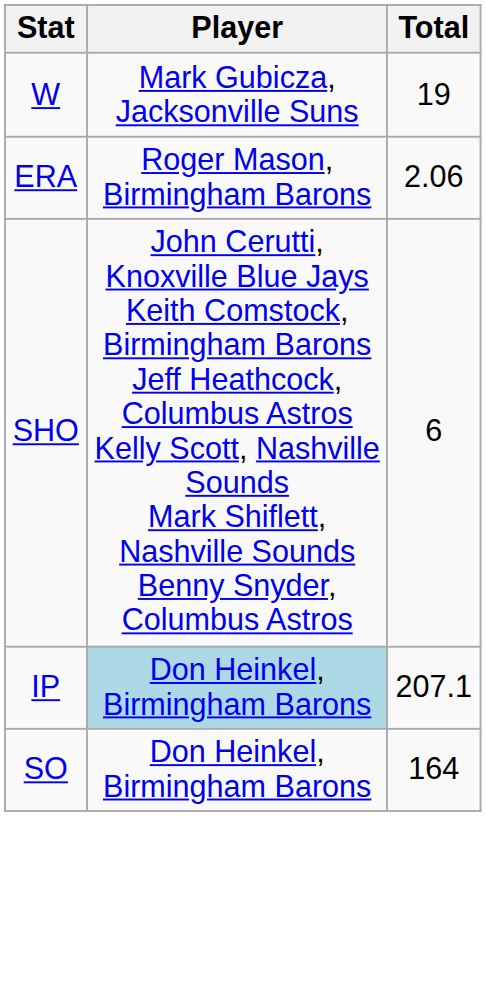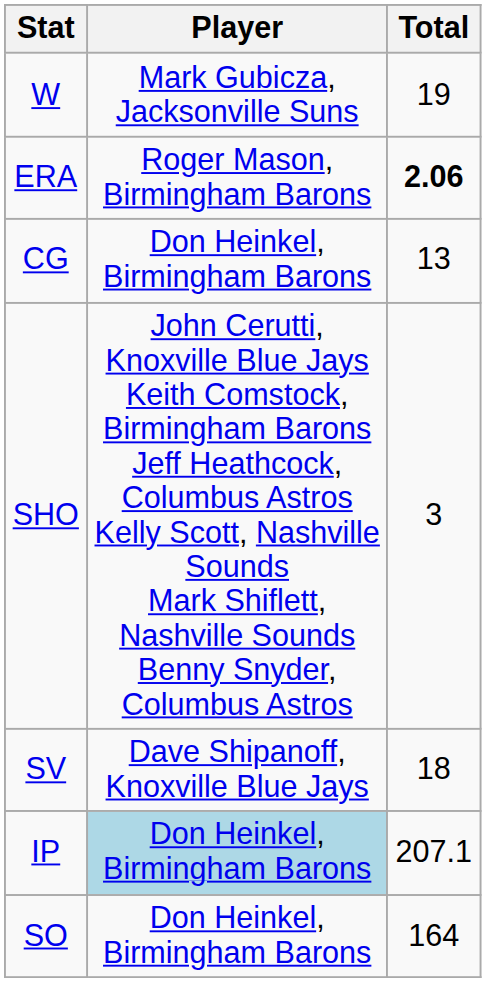(434, 177) normal -> (434, 177) bold
+ row: (46, 260)
(434, 431) 6 -> (434, 514) 3
+ row: (46, 769)
